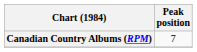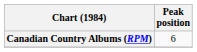(173, 39) 7 -> (173, 39) 6
